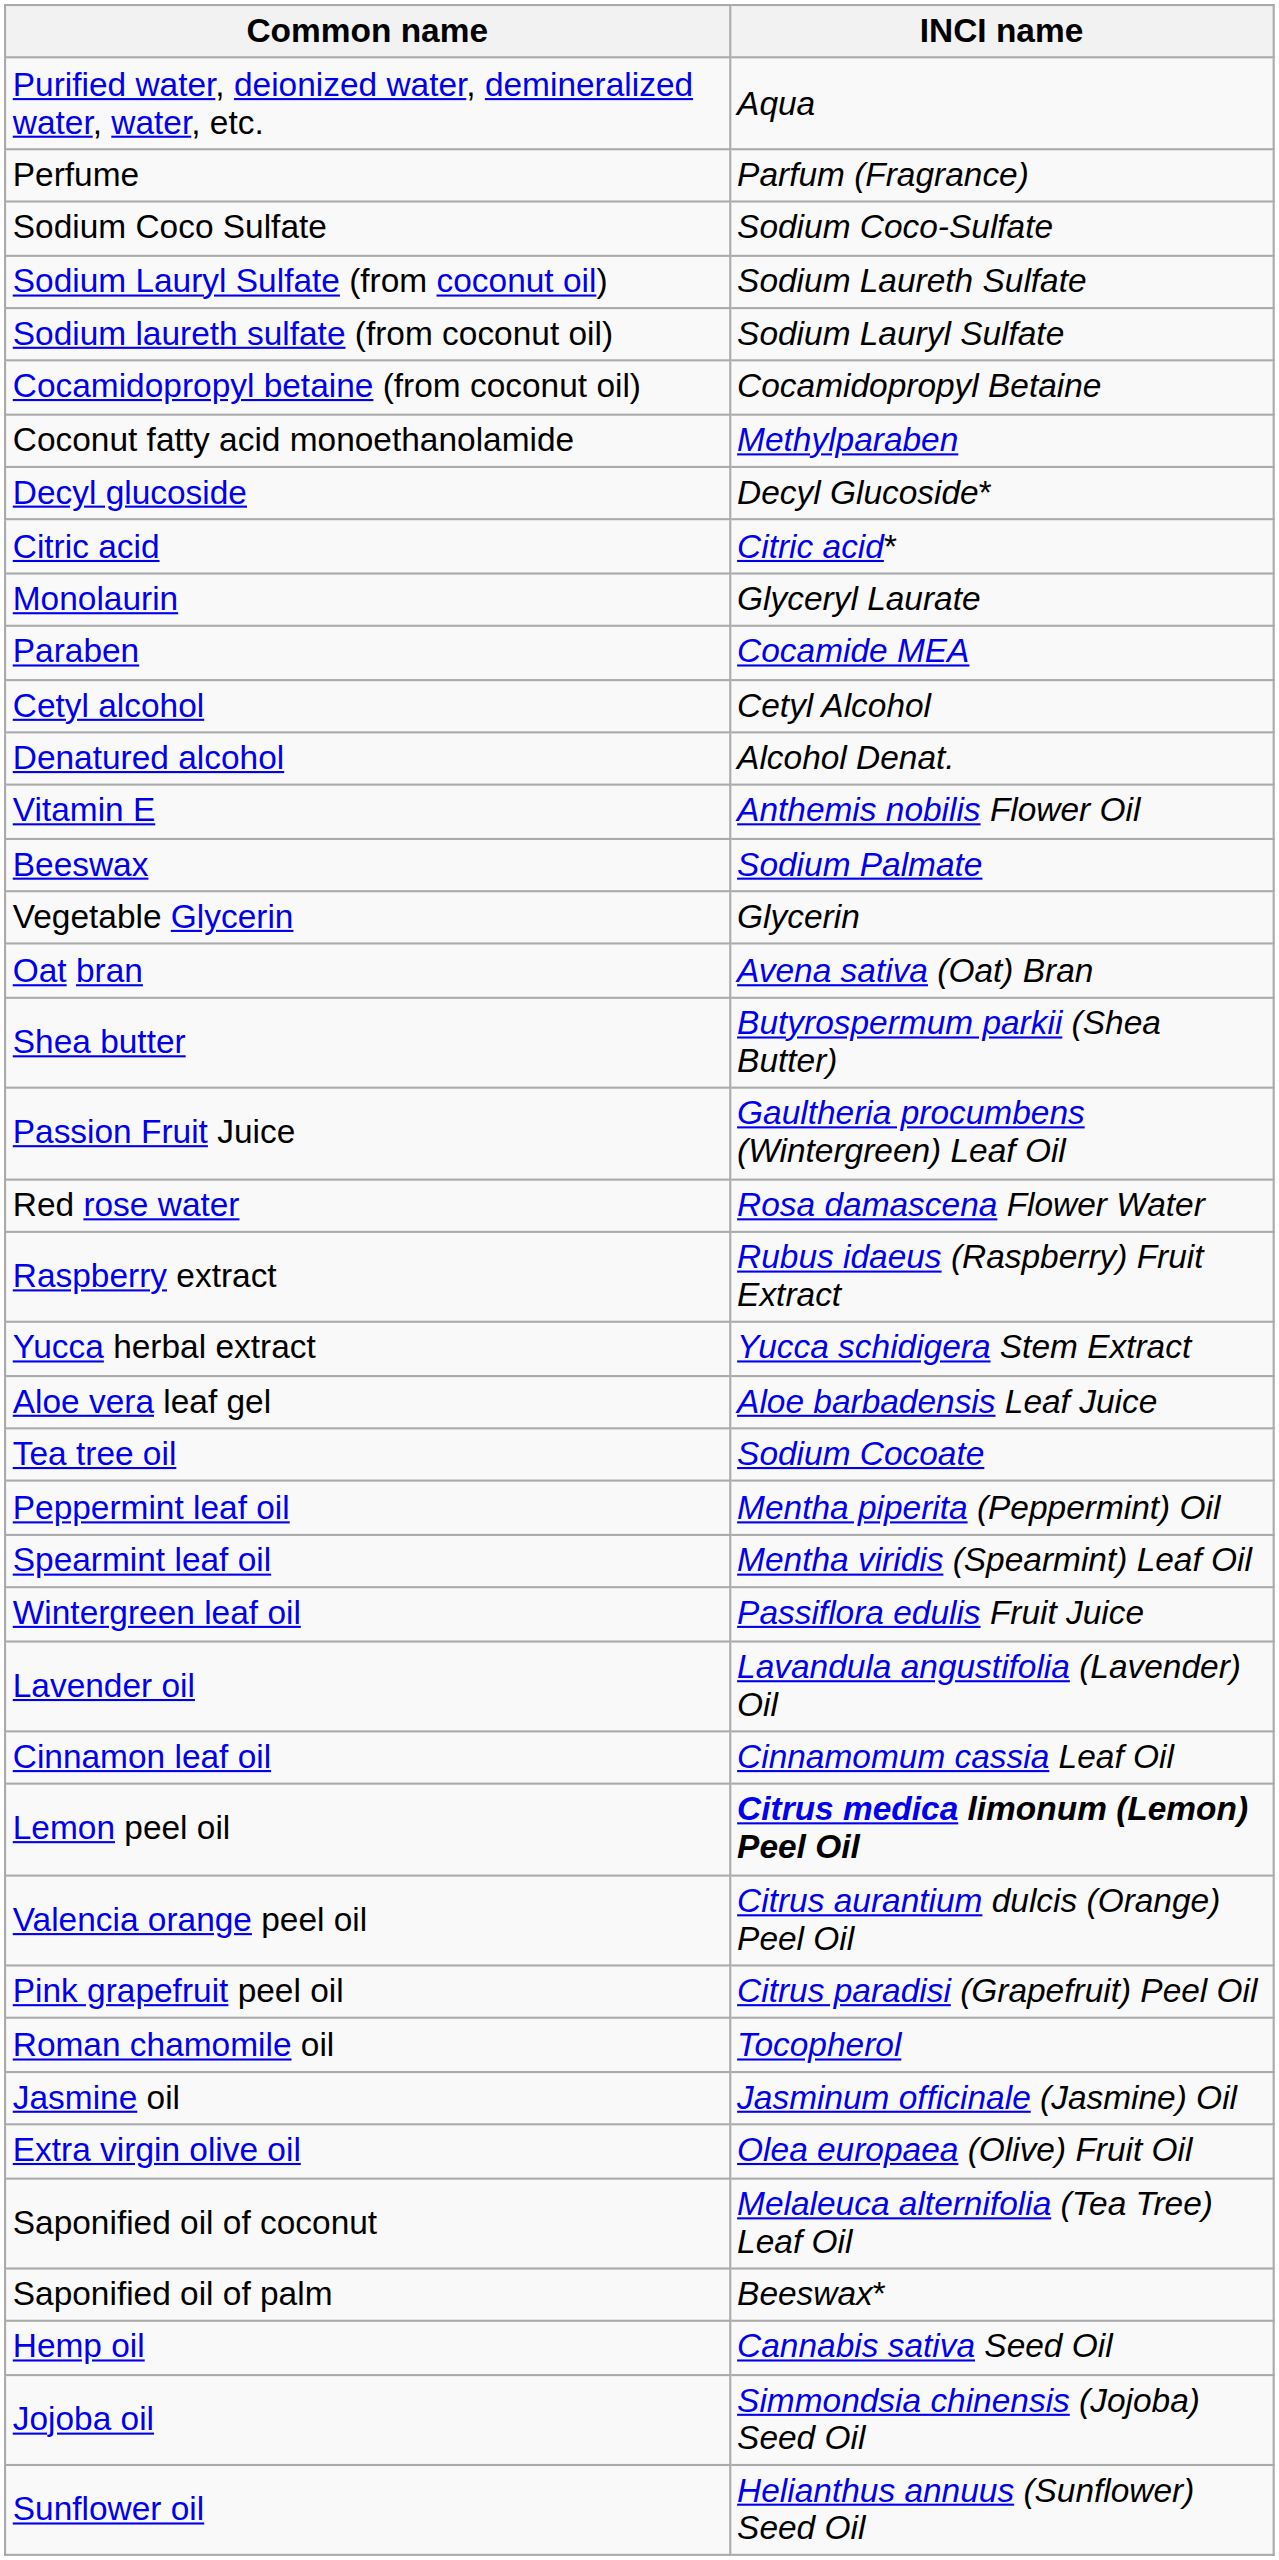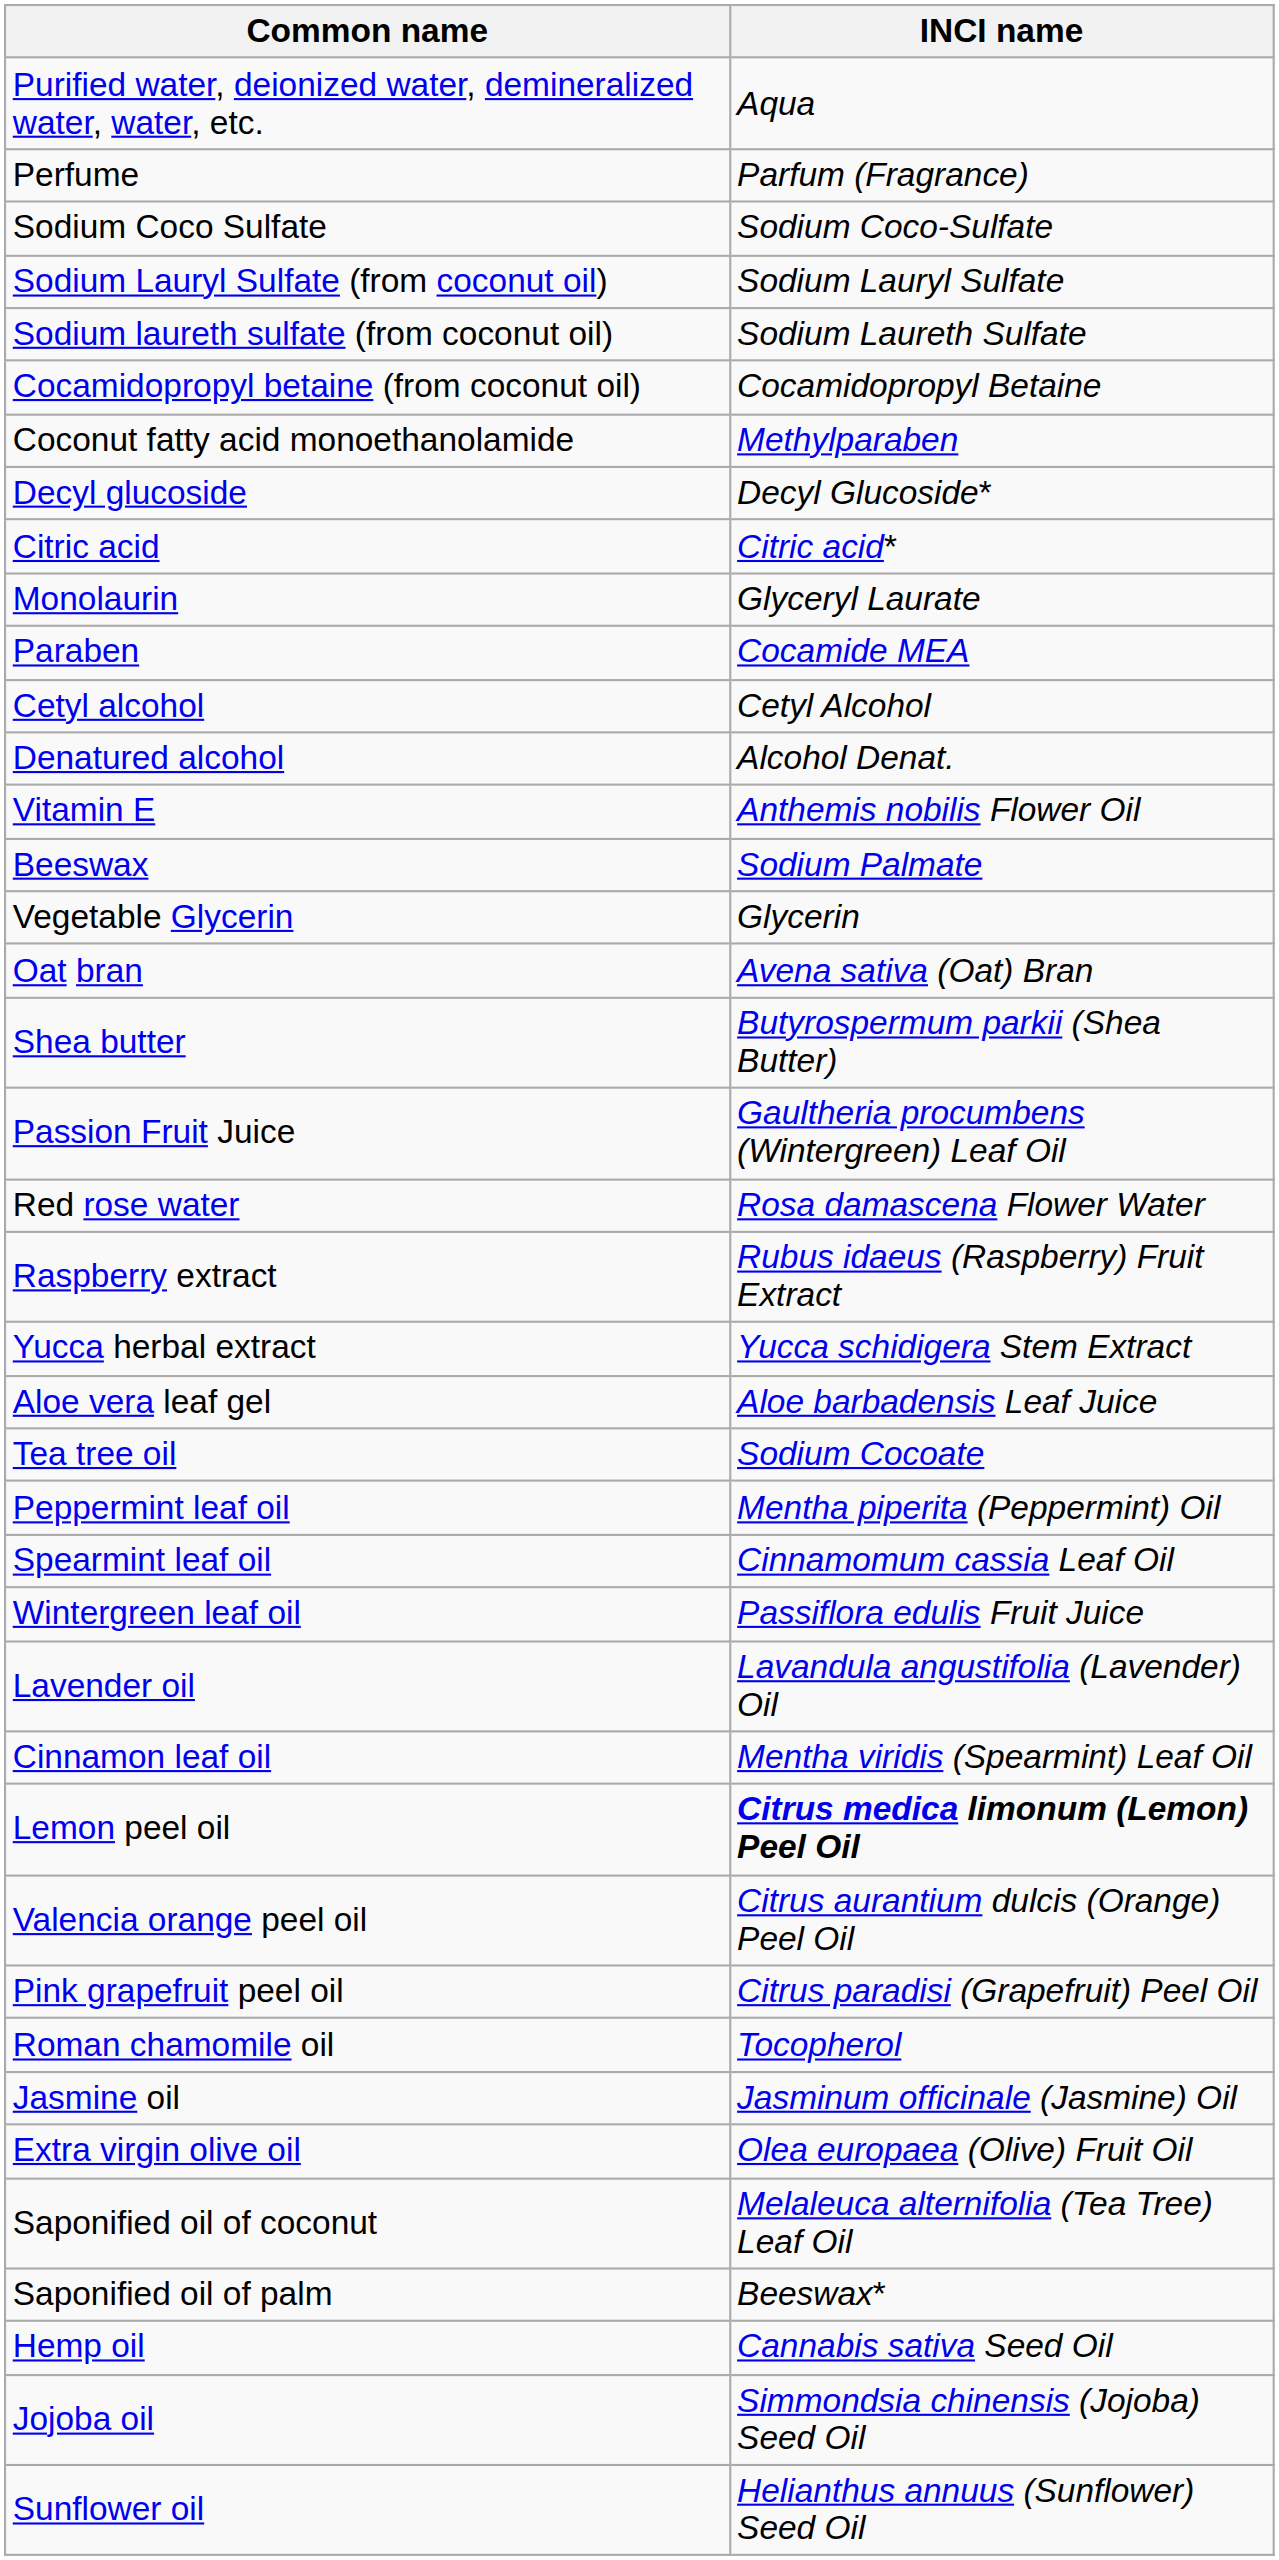(912, 280) Sodium Laureth Sulfate -> (901, 280) Sodium Lauryl Sulfate
(901, 333) Sodium Lauryl Sulfate -> (912, 333) Sodium Laureth Sulfate
(994, 1560) Mentha viridis (Spearmint) Leaf Oil -> (955, 1560) Cinnamomum cassia Leaf Oil
(955, 1757) Cinnamomum cassia Leaf Oil -> (994, 1757) Mentha viridis (Spearmint) Leaf Oil
